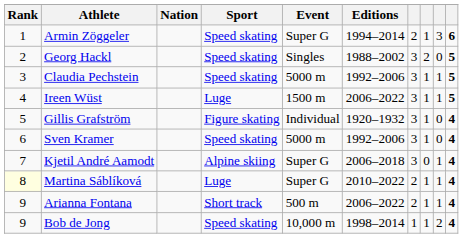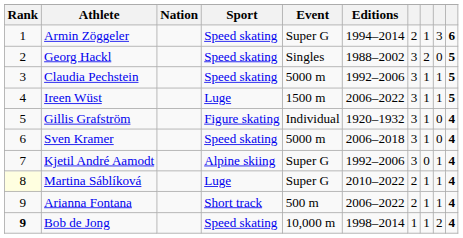(375, 139) 1992–2006 -> (375, 139) 2006–2018
(375, 160) 2006–2018 -> (375, 160) 1992–2006
(23, 222) normal -> (23, 222) bold
